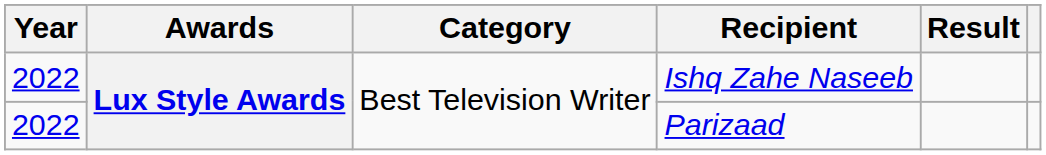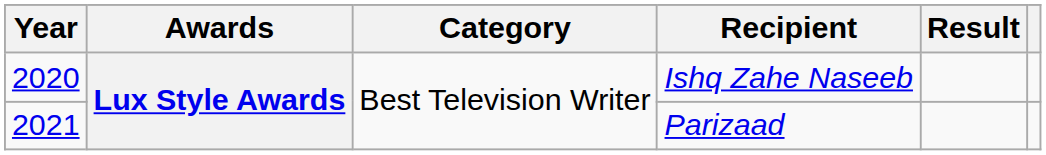(46, 76) 2022 -> (46, 76) 2020
(46, 125) 2022 -> (46, 125) 2021
